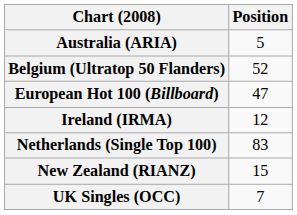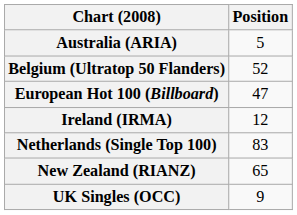(260, 171) 15 -> (260, 171) 65
(260, 196) 7 -> (260, 196) 9
